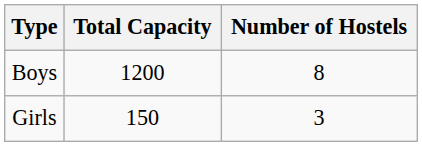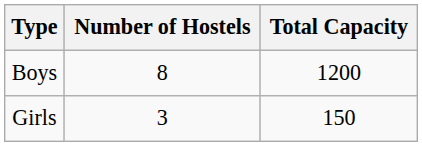columns swapped: (319, 27) <-> (142, 27)
